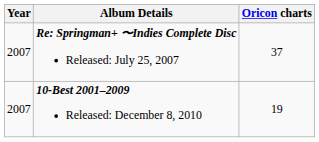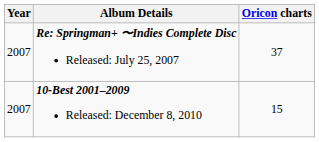(277, 109) 19 -> (277, 109) 15
